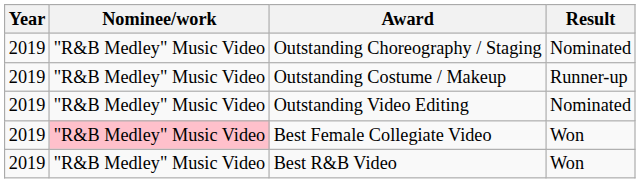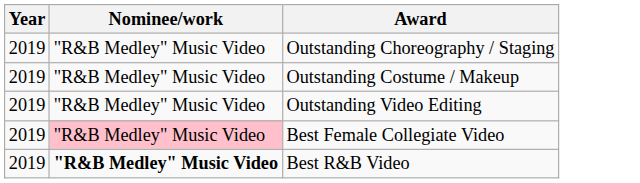- column: (591, 18)
(159, 163) normal -> (166, 163) bold
